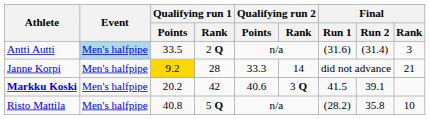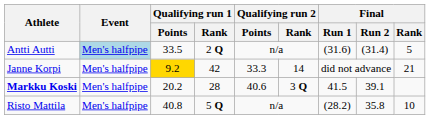(409, 50) 3 -> (409, 50) 5
(215, 68) 28 -> (215, 68) 42
(215, 87) 42 -> (215, 87) 28
